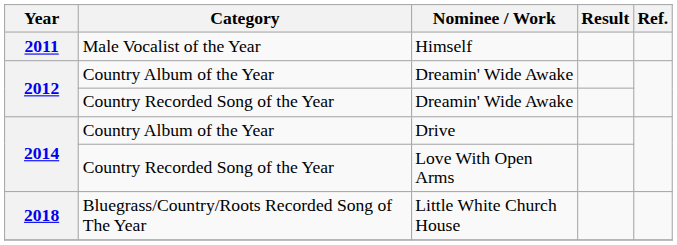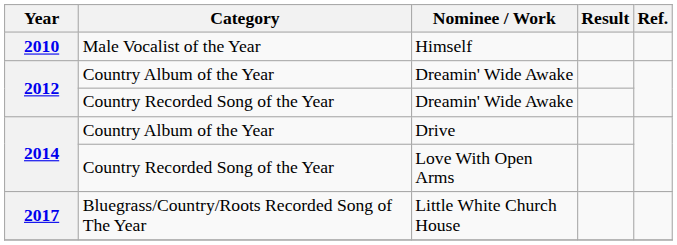(42, 46) 2011 -> (42, 46) 2010
(42, 215) 2018 -> (42, 215) 2017
